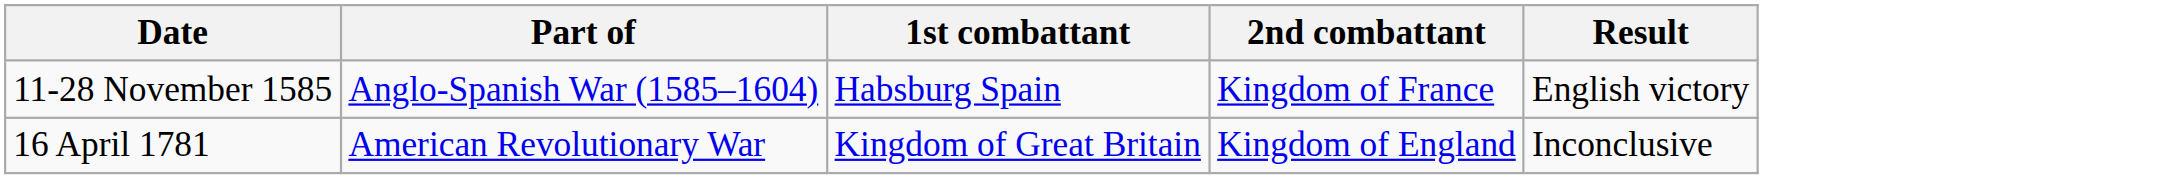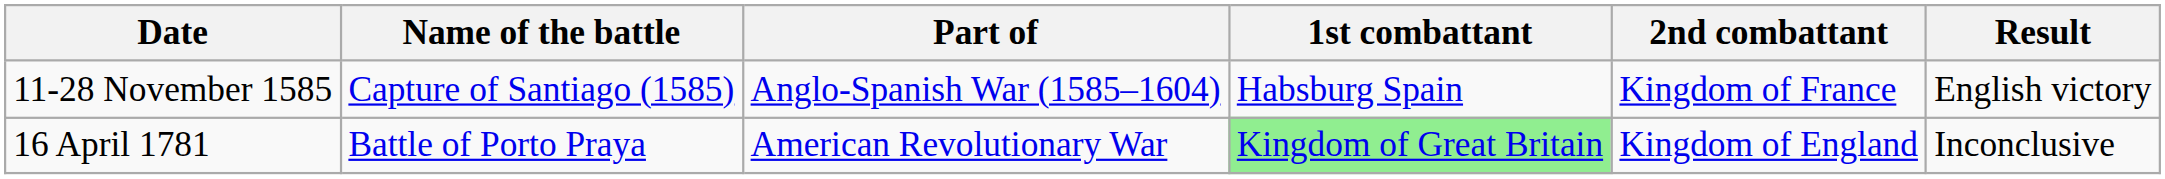+ column: (541, 32)
(1018, 144) no background -> (1420, 144) lightgreen background
